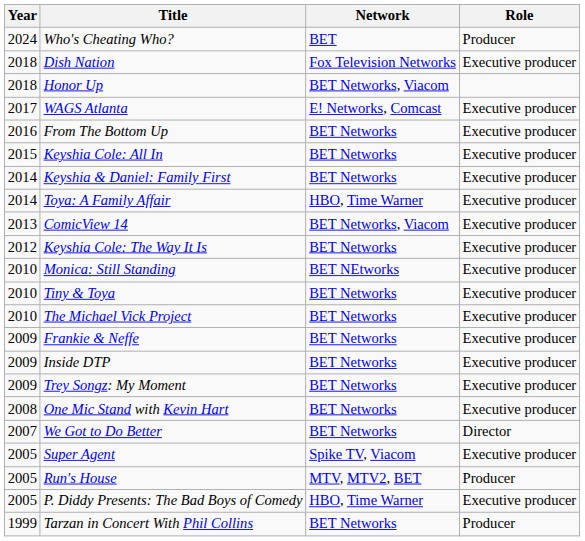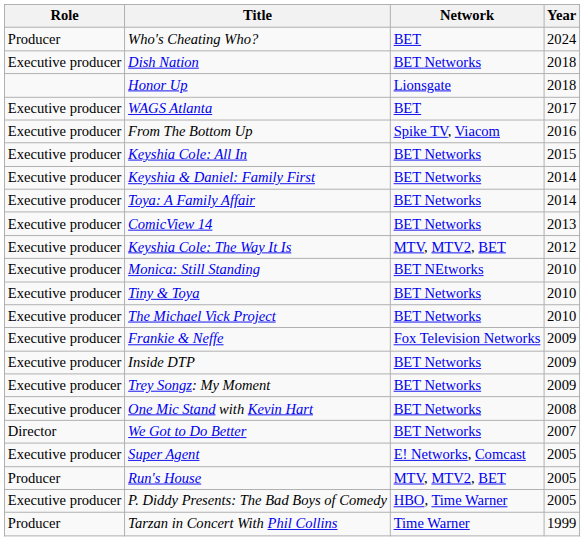columns swapped: (22, 16) <-> (519, 16)
(383, 62) Fox Television Networks -> (437, 62) BET Networks
(379, 85) BET Networks, Viacom -> (422, 85) Lionsgate
(375, 108) E! Networks, Comcast -> (407, 108) BET
(353, 131) BET Networks -> (447, 131) Spike TV, Viacom
(366, 200) HBO, Time Warner -> (437, 200) BET Networks
(379, 223) BET Networks, Viacom -> (437, 223) BET Networks
(353, 246) BET Networks -> (450, 246) MTV, MTV2, BET
(353, 339) BET Networks -> (467, 339) Fox Television Networks
(362, 454) Spike TV, Viacom -> (460, 454) E! Networks, Comcast
(353, 524) BET Networks -> (432, 524) Time Warner
